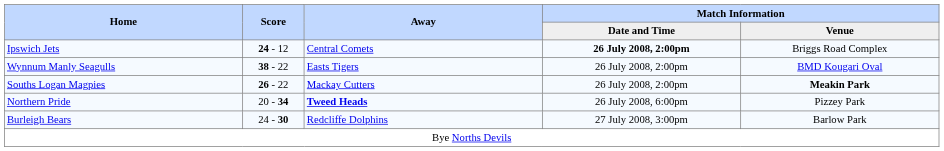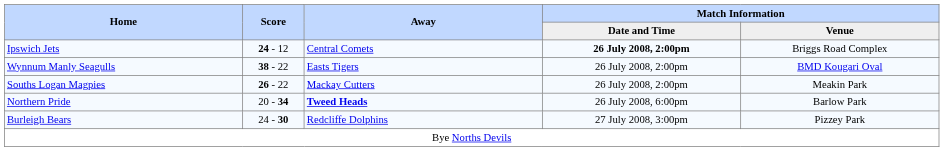(840, 84) bold -> (840, 84) normal
(840, 102) Pizzey Park -> (840, 102) Barlow Park
(840, 119) Barlow Park -> (840, 119) Pizzey Park
